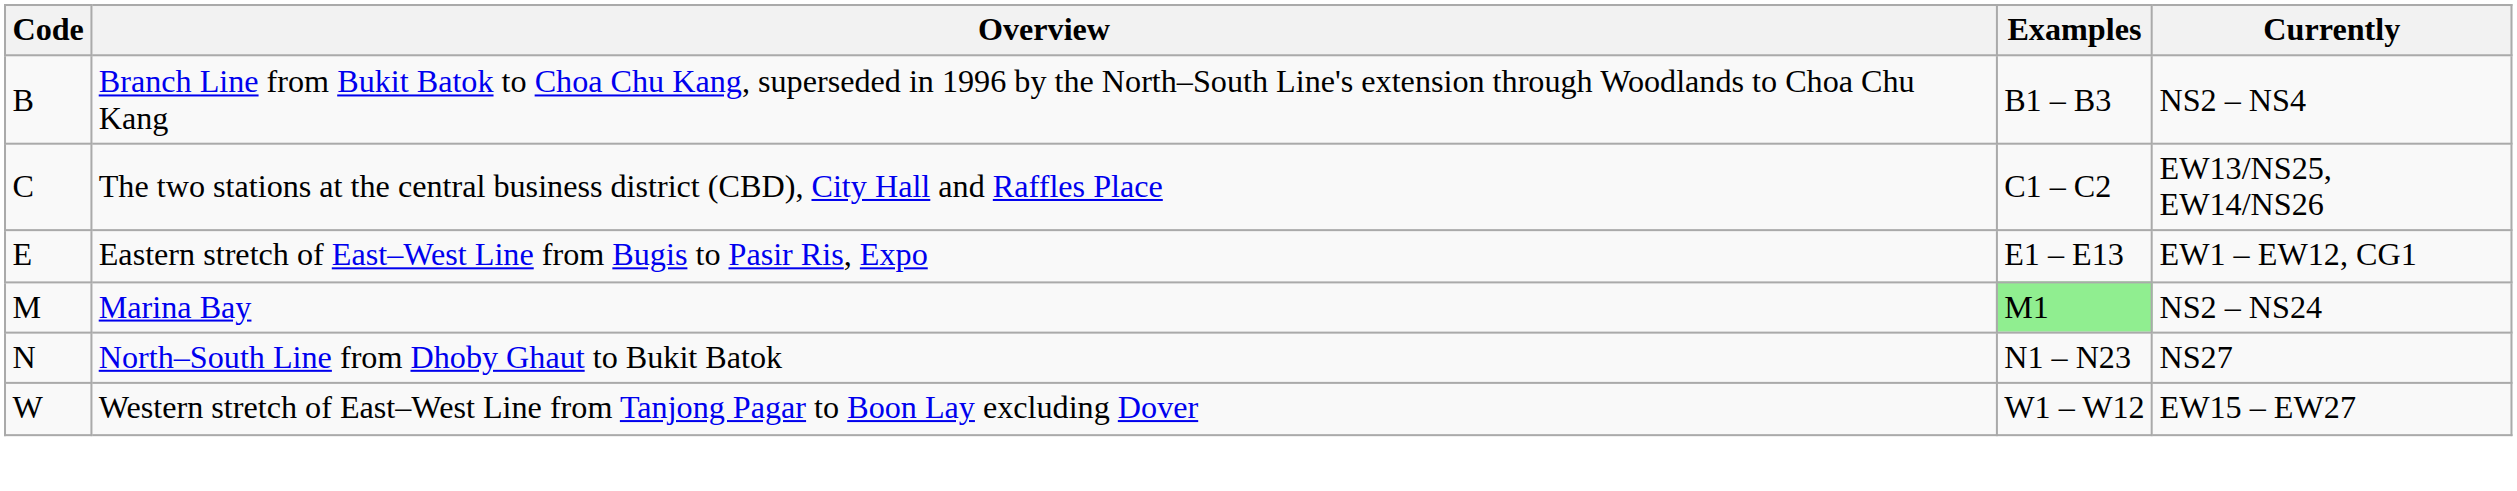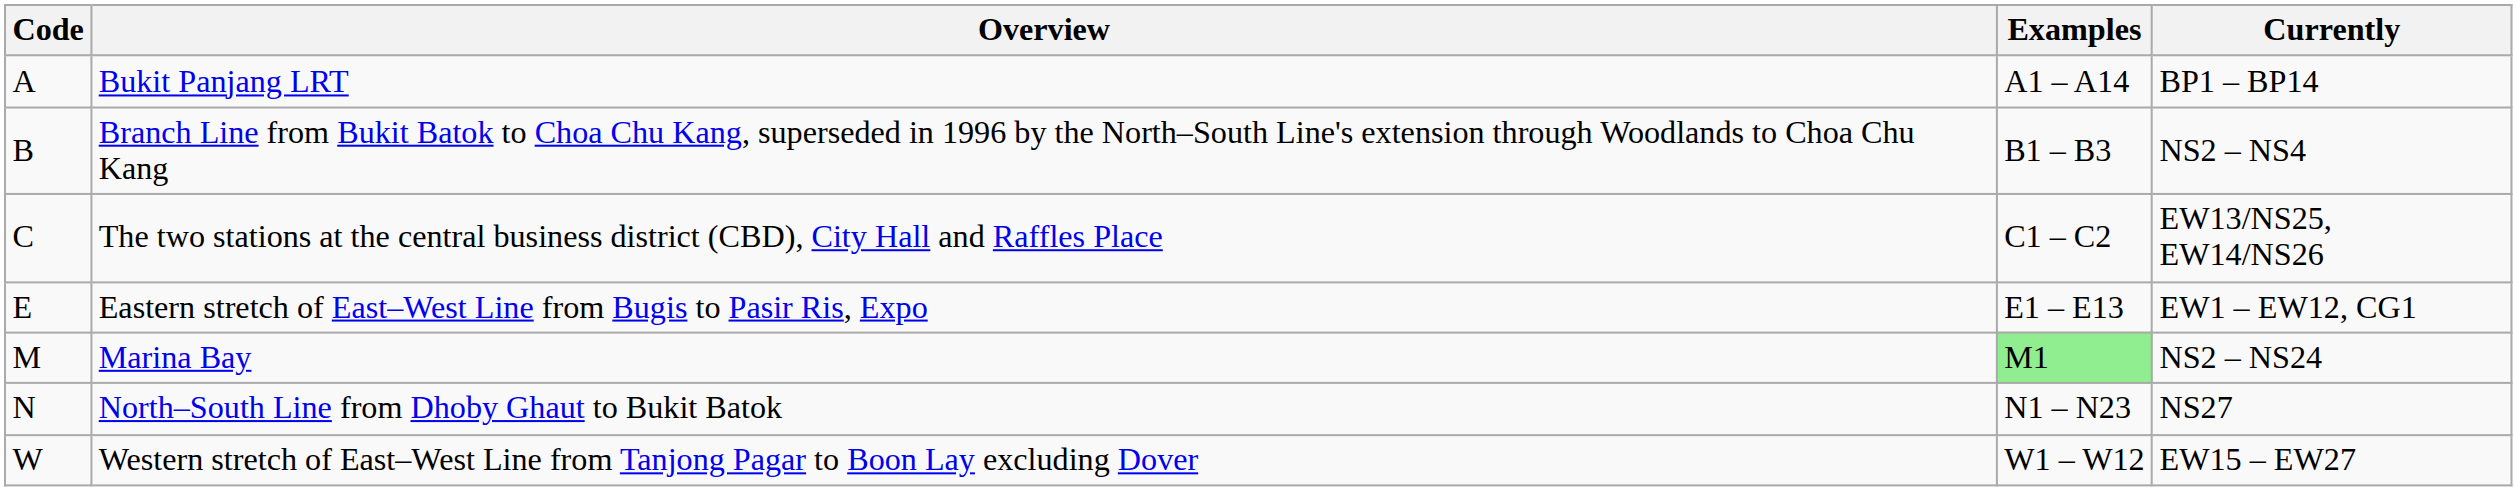+ row: (224, 81)
